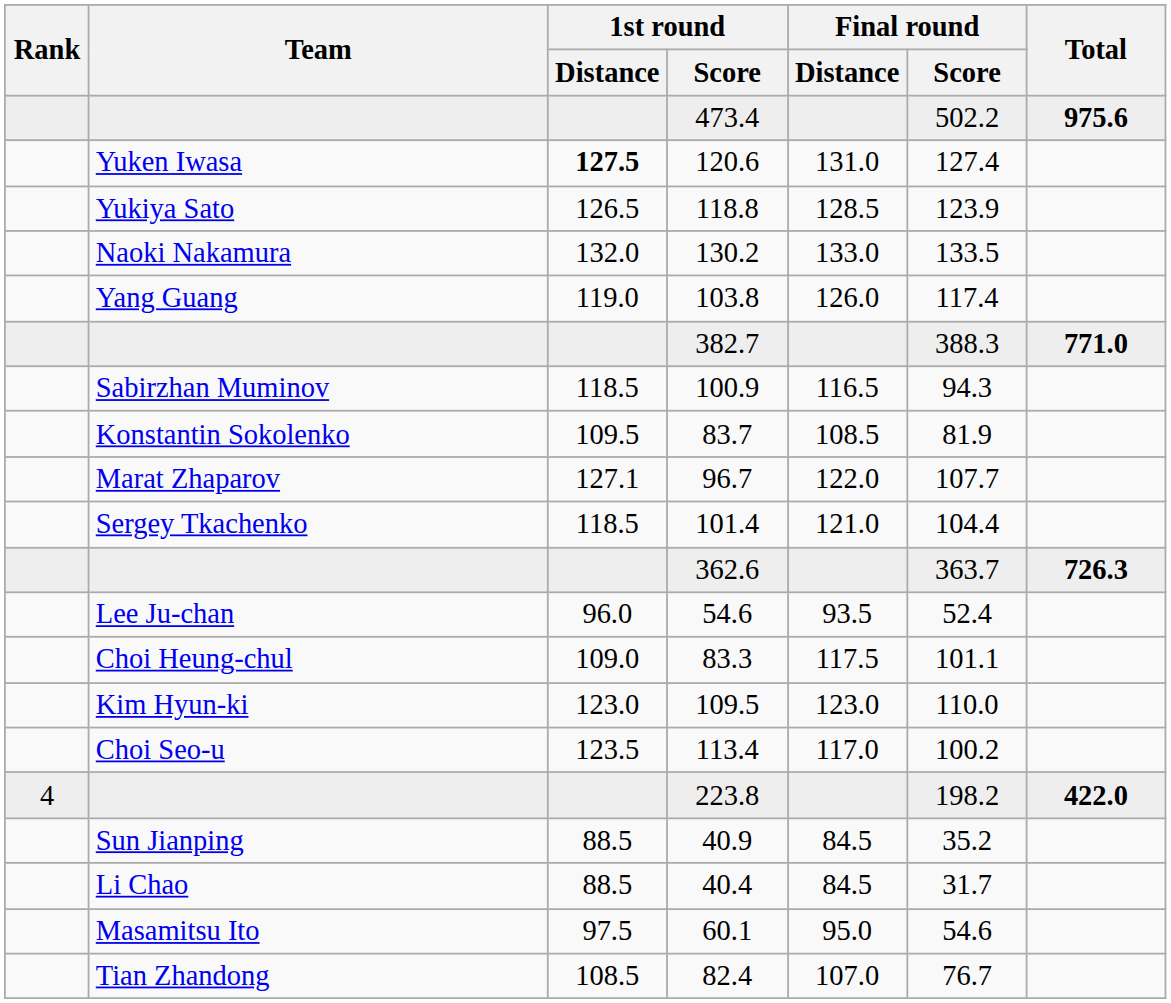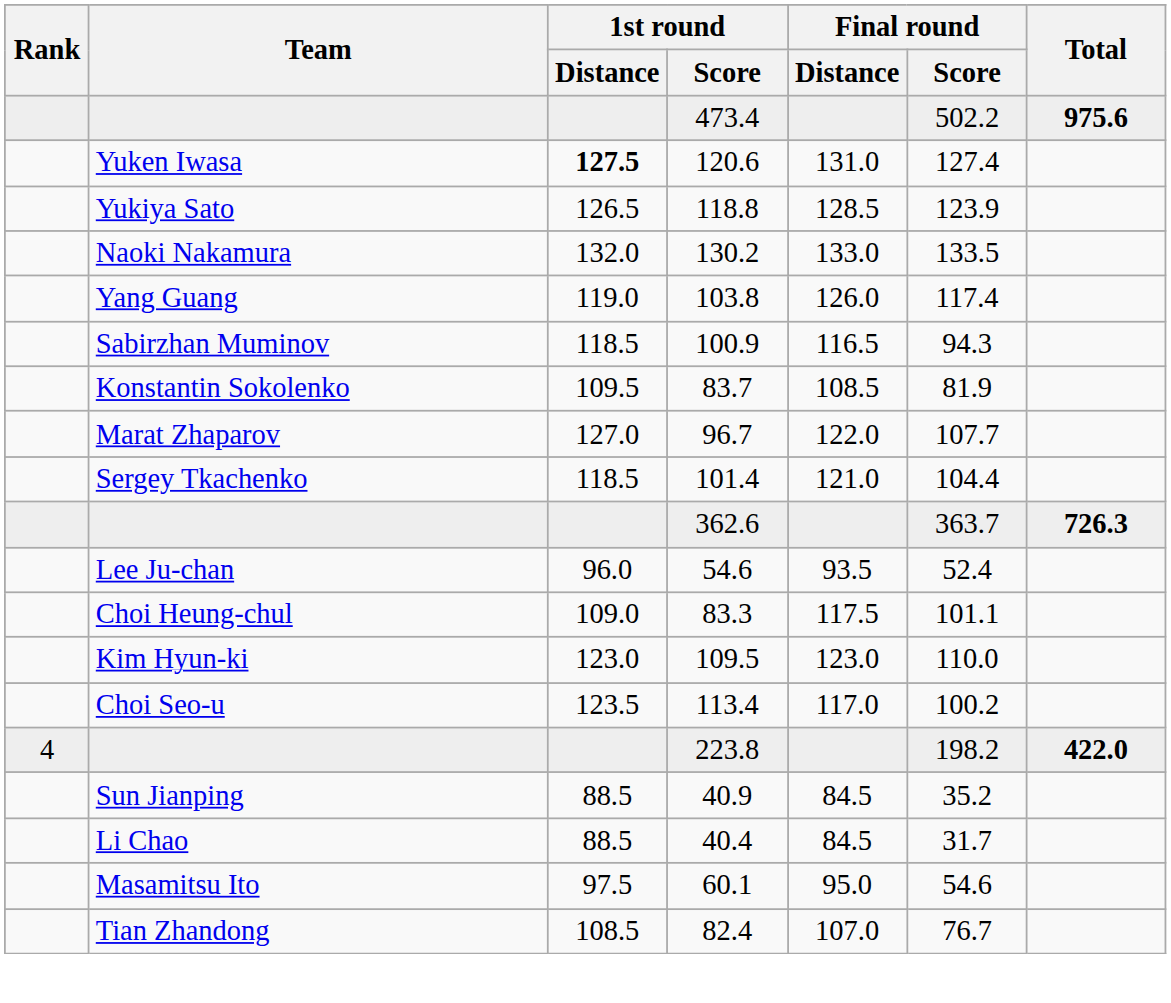- row: (727, 343)
(607, 478) 127.1 -> (607, 433) 127.0
